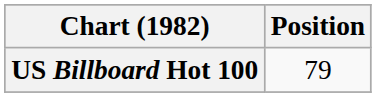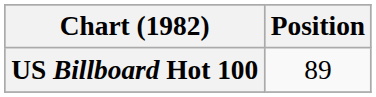(318, 69) 79 -> (318, 69) 89
